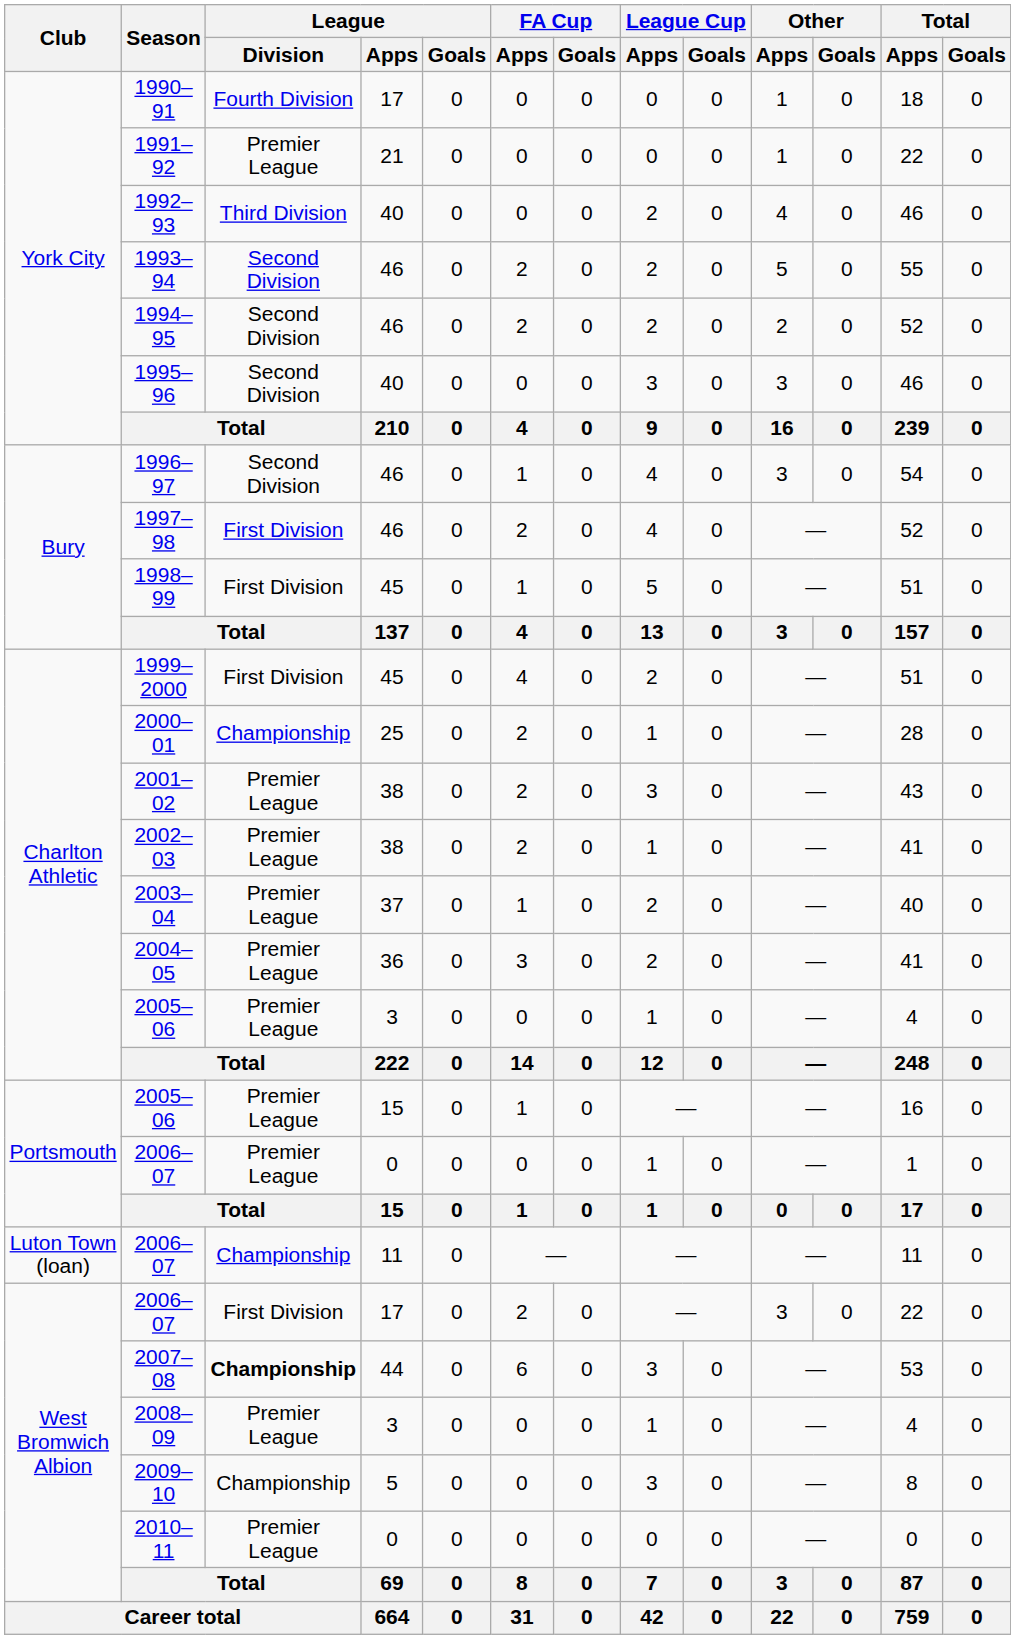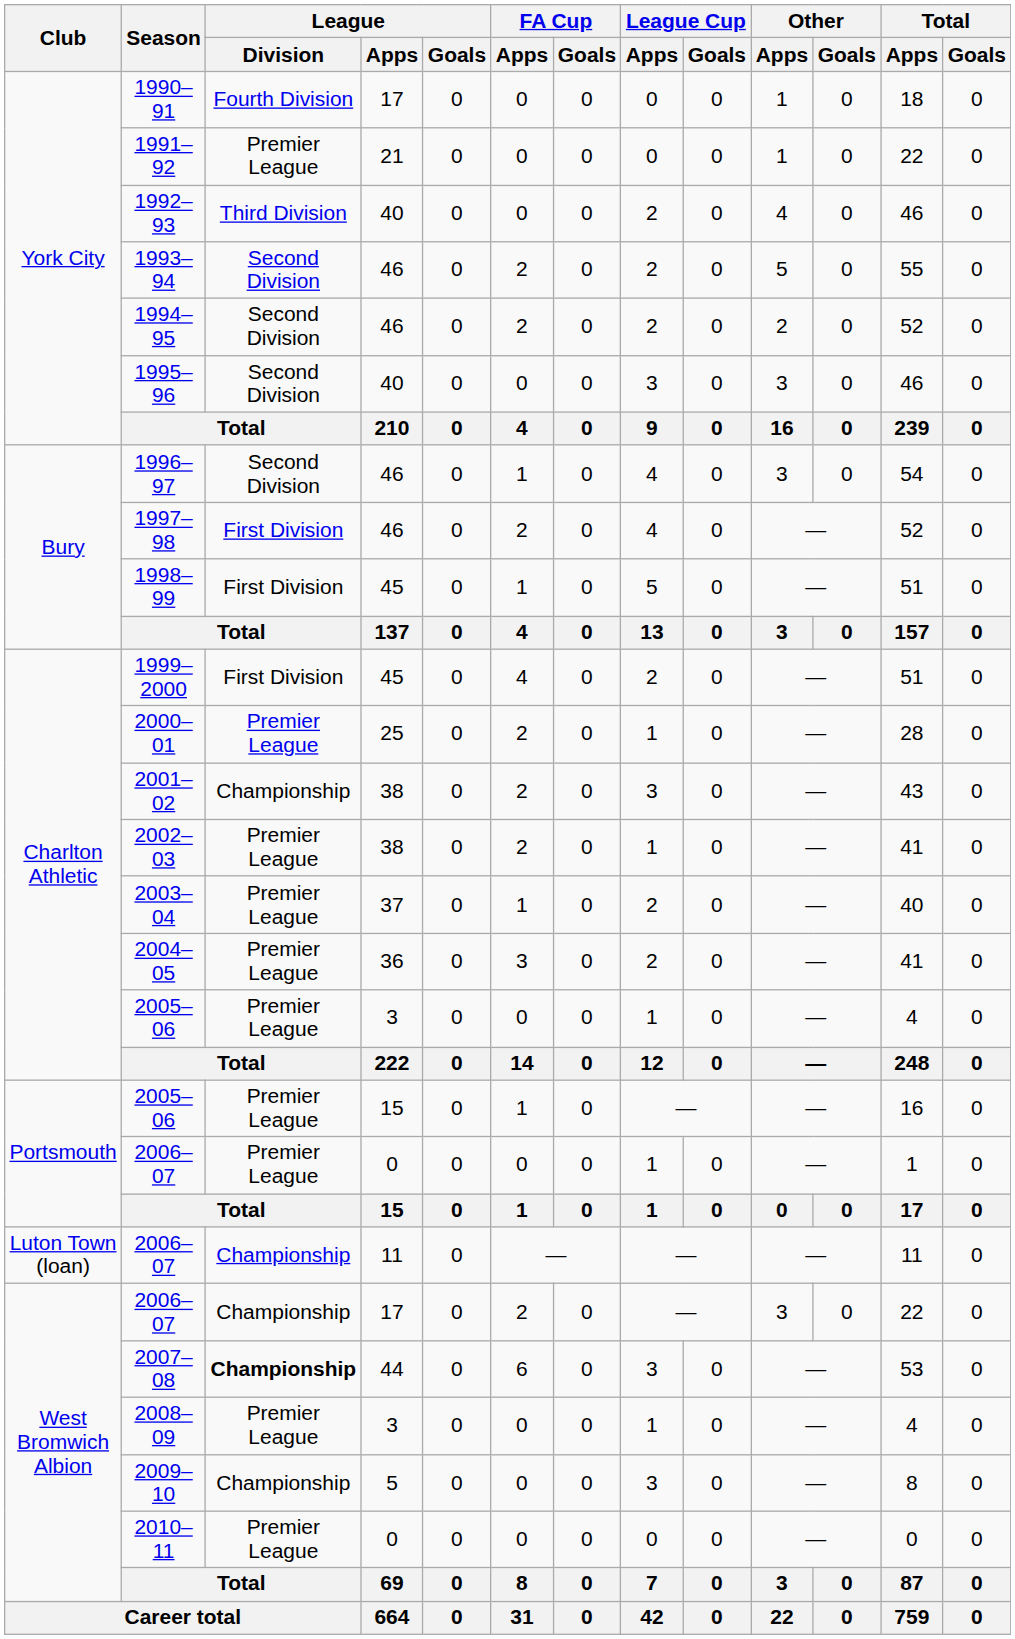(283, 734) Championship -> (283, 734) Premier League
(283, 790) Premier League -> (283, 790) Championship
(283, 1311) First Division -> (283, 1311) Championship
